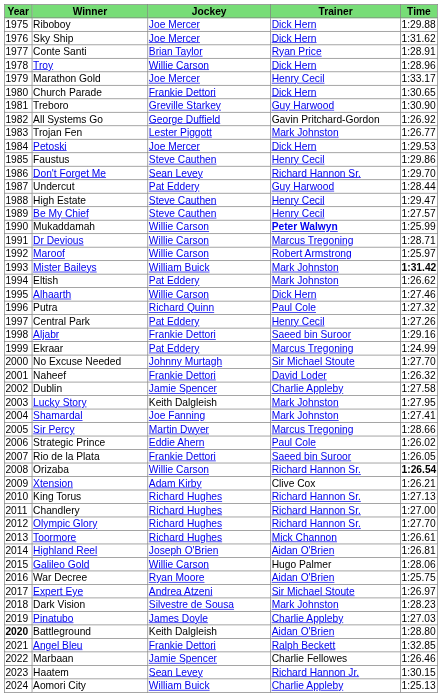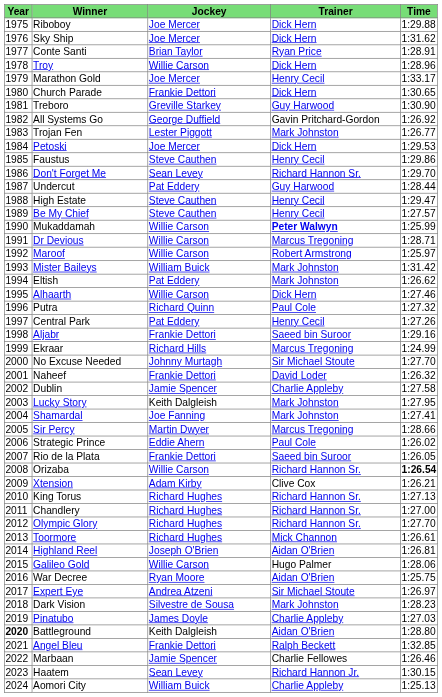(419, 267) bold -> (419, 267) normal
(174, 348) Pat Eddery -> (178, 348) Richard Hills
